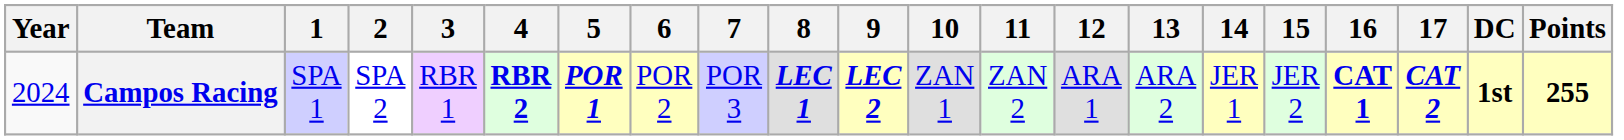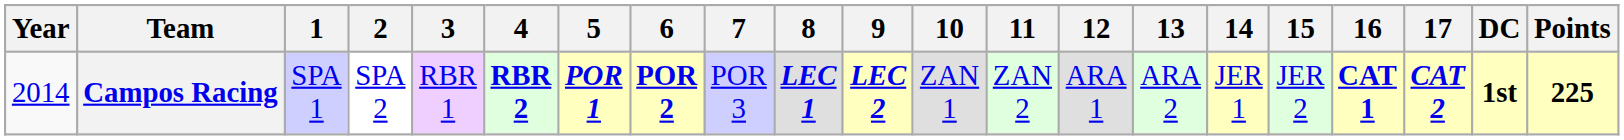(41, 92) 2024 -> (41, 92) 2014
(664, 92) normal -> (667, 92) bold
(1568, 92) 255 -> (1572, 92) 225
